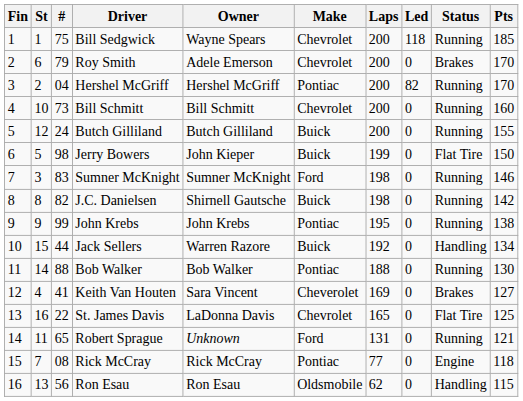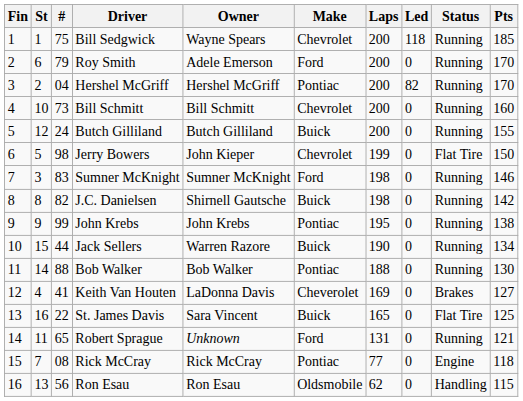(325, 62) Chevrolet -> (310, 62) Ford
(454, 62) Brakes -> (459, 62) Running
(314, 154) Buick -> (325, 154) Chevrolet
(379, 246) 192 -> (379, 246) 190
(461, 246) Handling -> (459, 246) Running
(222, 292) Sara Vincent -> (230, 292) LaDonna Davis
(230, 315) LaDonna Davis -> (222, 315) Sara Vincent
(325, 315) Chevrolet -> (314, 315) Buick
